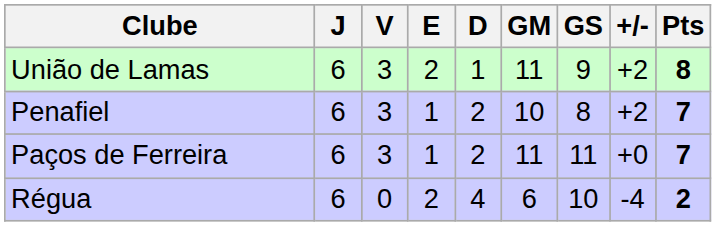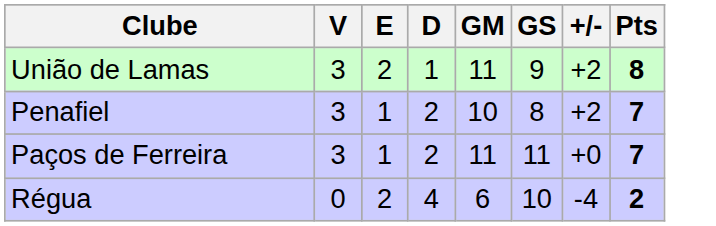- column: (338, 26)
